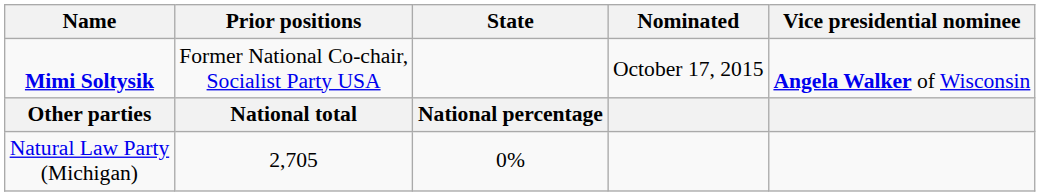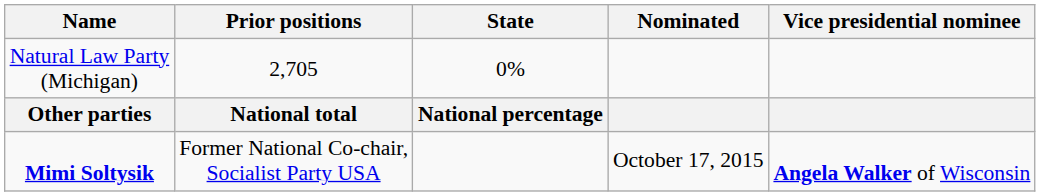rows swapped: (89, 80) <-> (89, 160)
